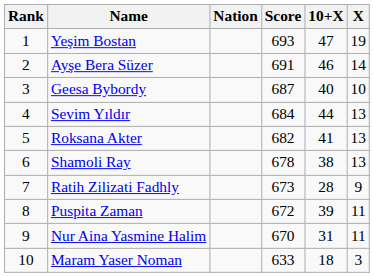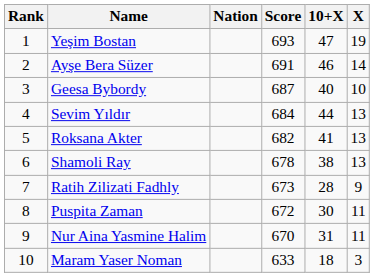(326, 211) 39 -> (326, 211) 30
